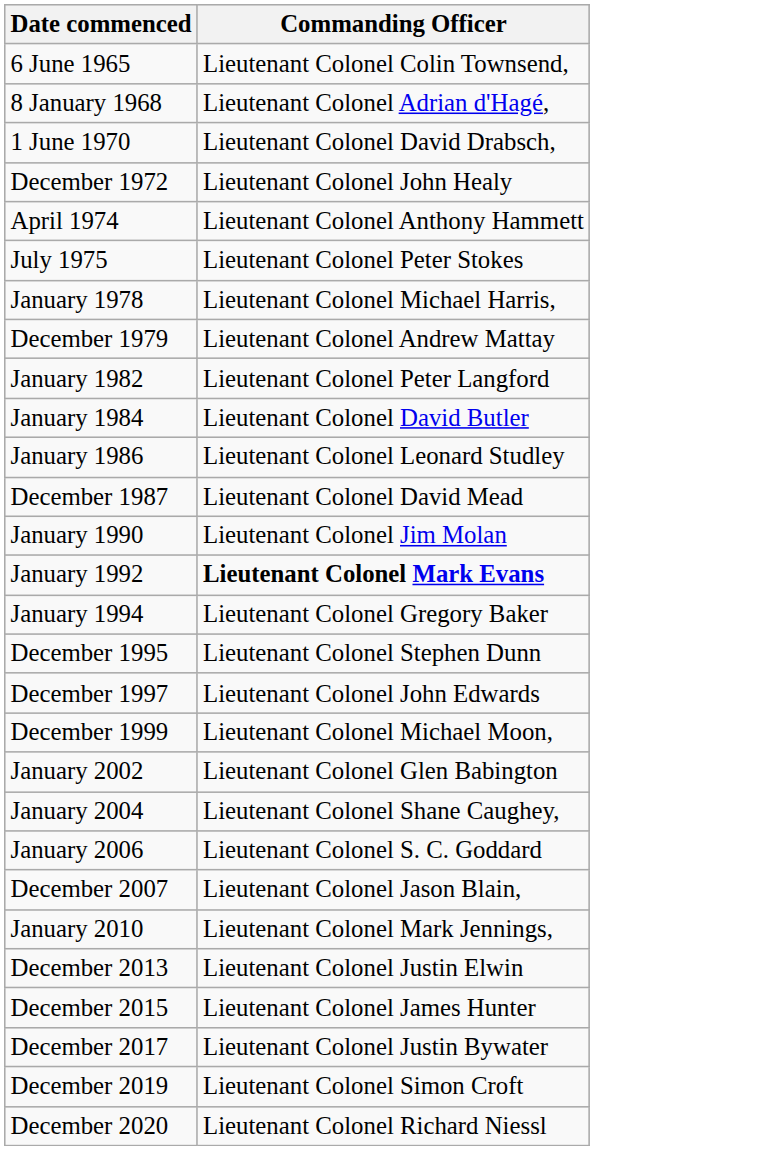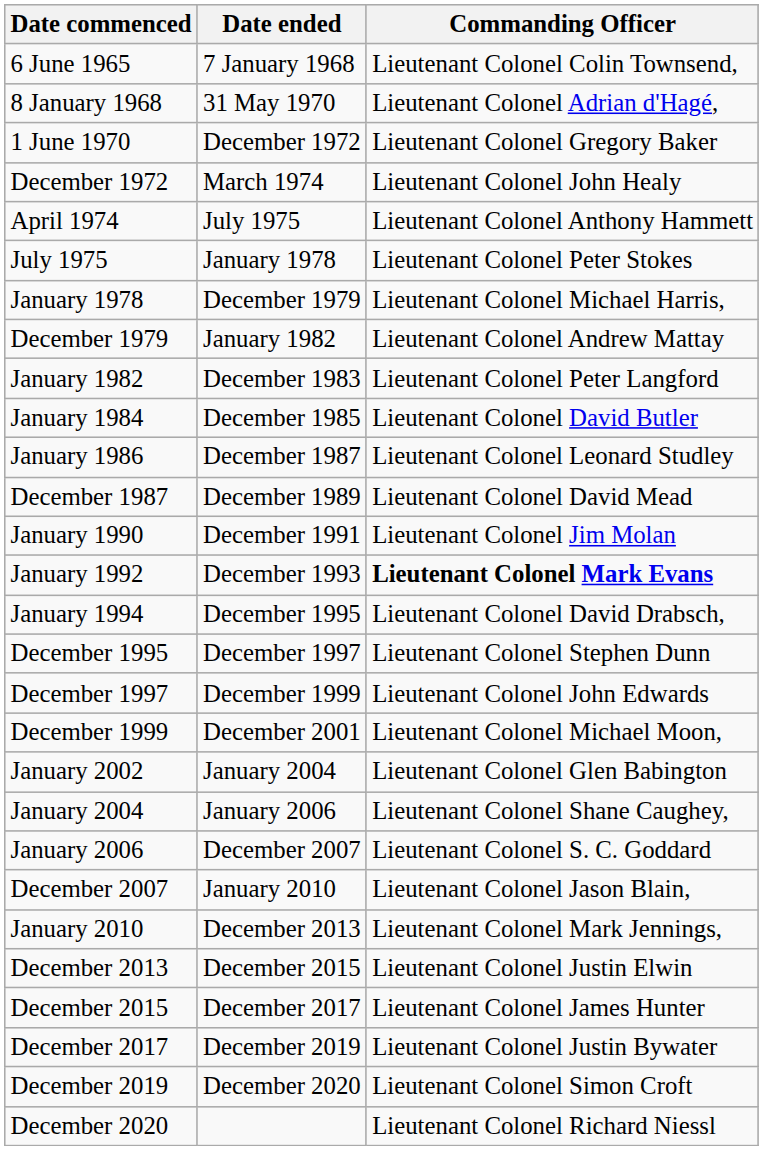+ column: (282, 24)
(379, 142) Lieutenant Colonel David Drabsch, -> (545, 142) Lieutenant Colonel Gregory Baker
(376, 614) Lieutenant Colonel Gregory Baker -> (548, 614) Lieutenant Colonel David Drabsch,
